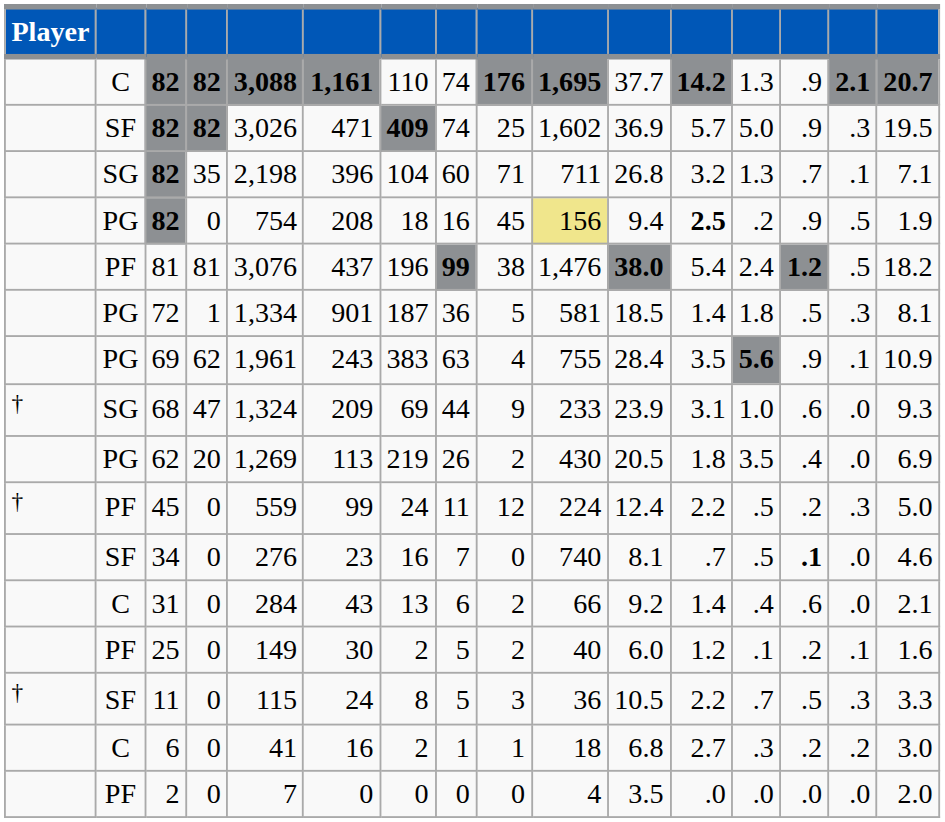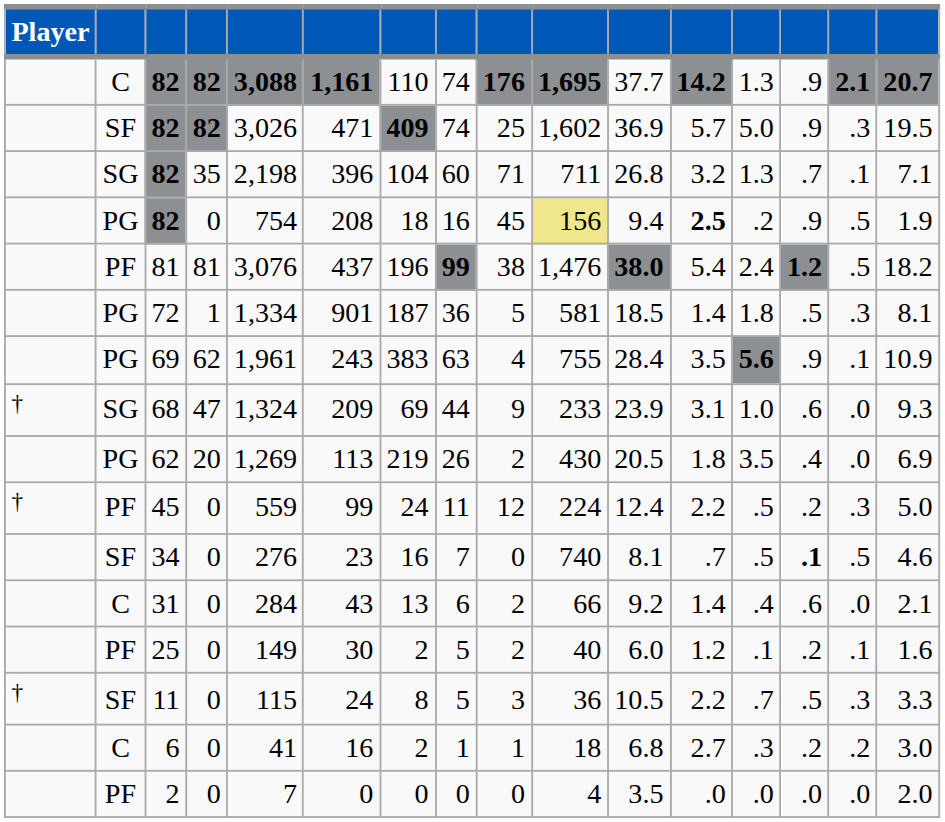(860, 556) .0 -> (860, 556) .5
